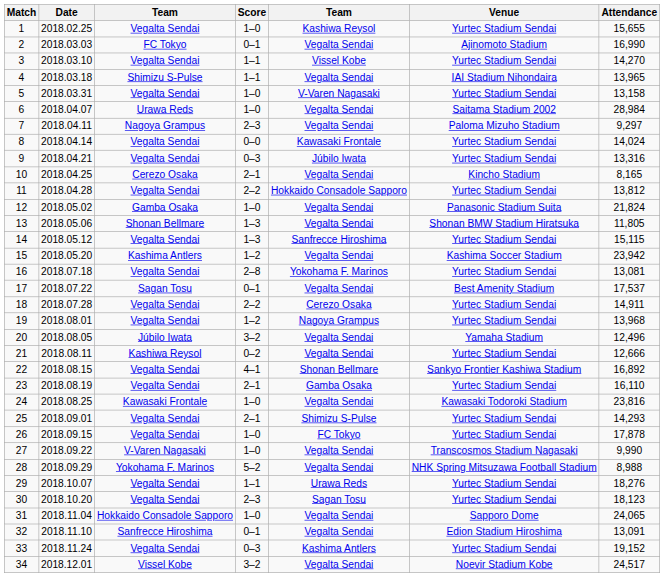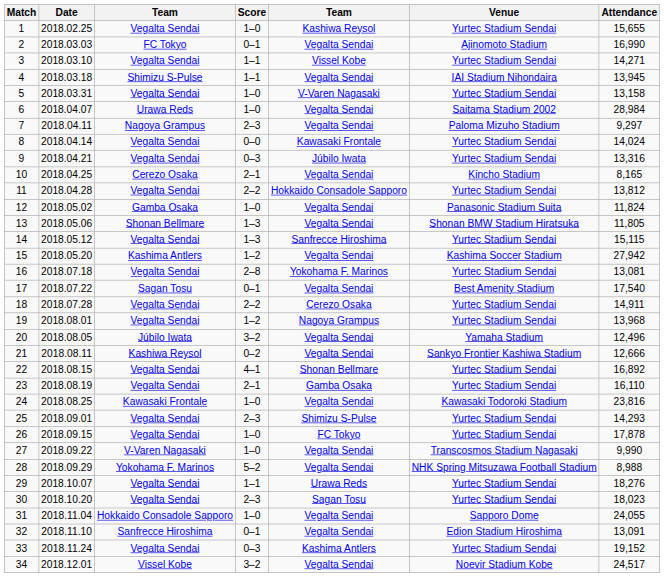(629, 61) 14,270 -> (629, 61) 14,271
(629, 77) 13,965 -> (629, 77) 13,945
(629, 207) 21,824 -> (629, 207) 11,824
(629, 256) 23,942 -> (629, 256) 27,942
(629, 288) 17,537 -> (629, 288) 17,540
(504, 353) Yurtec Stadium Sendai -> (504, 353) Sankyo Frontier Kashiwa Stadium
(504, 369) Sankyo Frontier Kashiwa Stadium -> (504, 369) Yurtec Stadium Sendai
(252, 418) 2–1 -> (252, 418) 2–3
(629, 499) 18,123 -> (629, 499) 18,023
(629, 516) 24,065 -> (629, 516) 24,055
